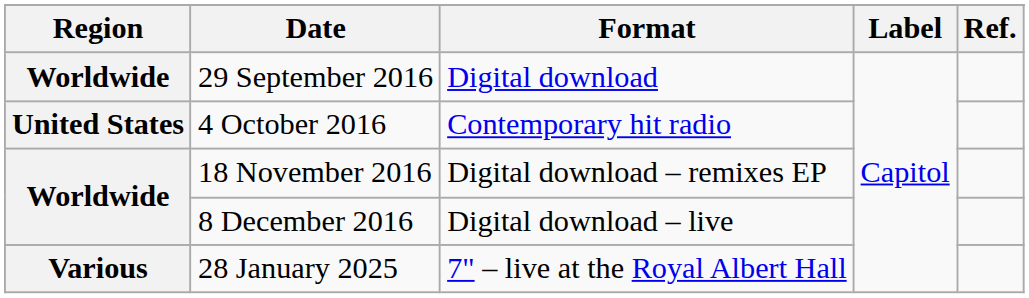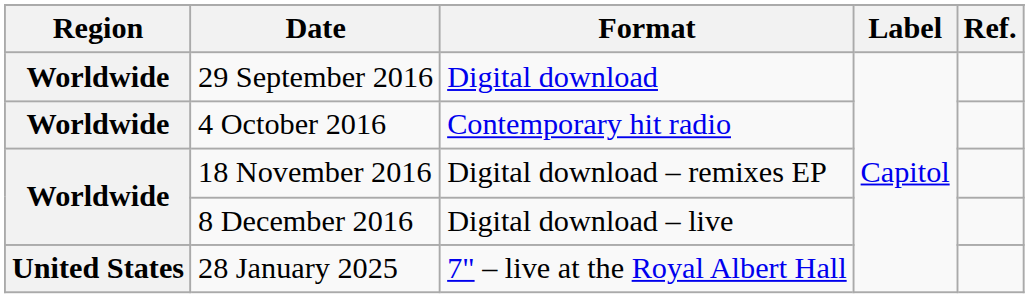(98, 124) United States -> (98, 124) Worldwide
(98, 268) Various -> (98, 268) United States
